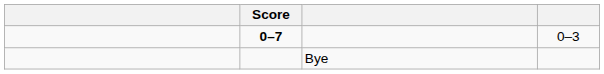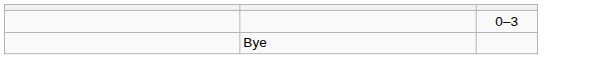- column: (271, 15)
